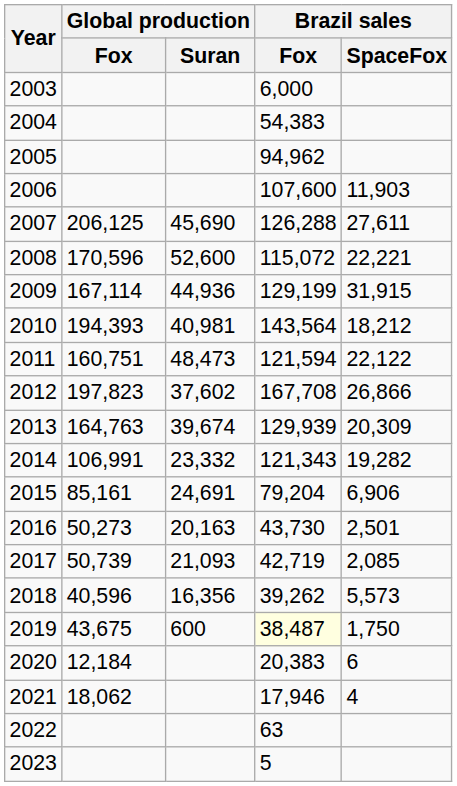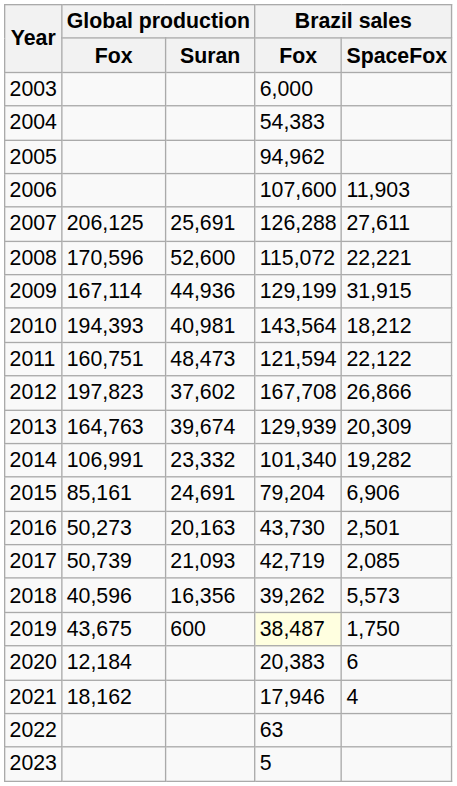(203, 223) 45,690 -> (203, 223) 25,691
(298, 460) 121,343 -> (298, 460) 101,340
(99, 696) 18,062 -> (99, 696) 18,162
